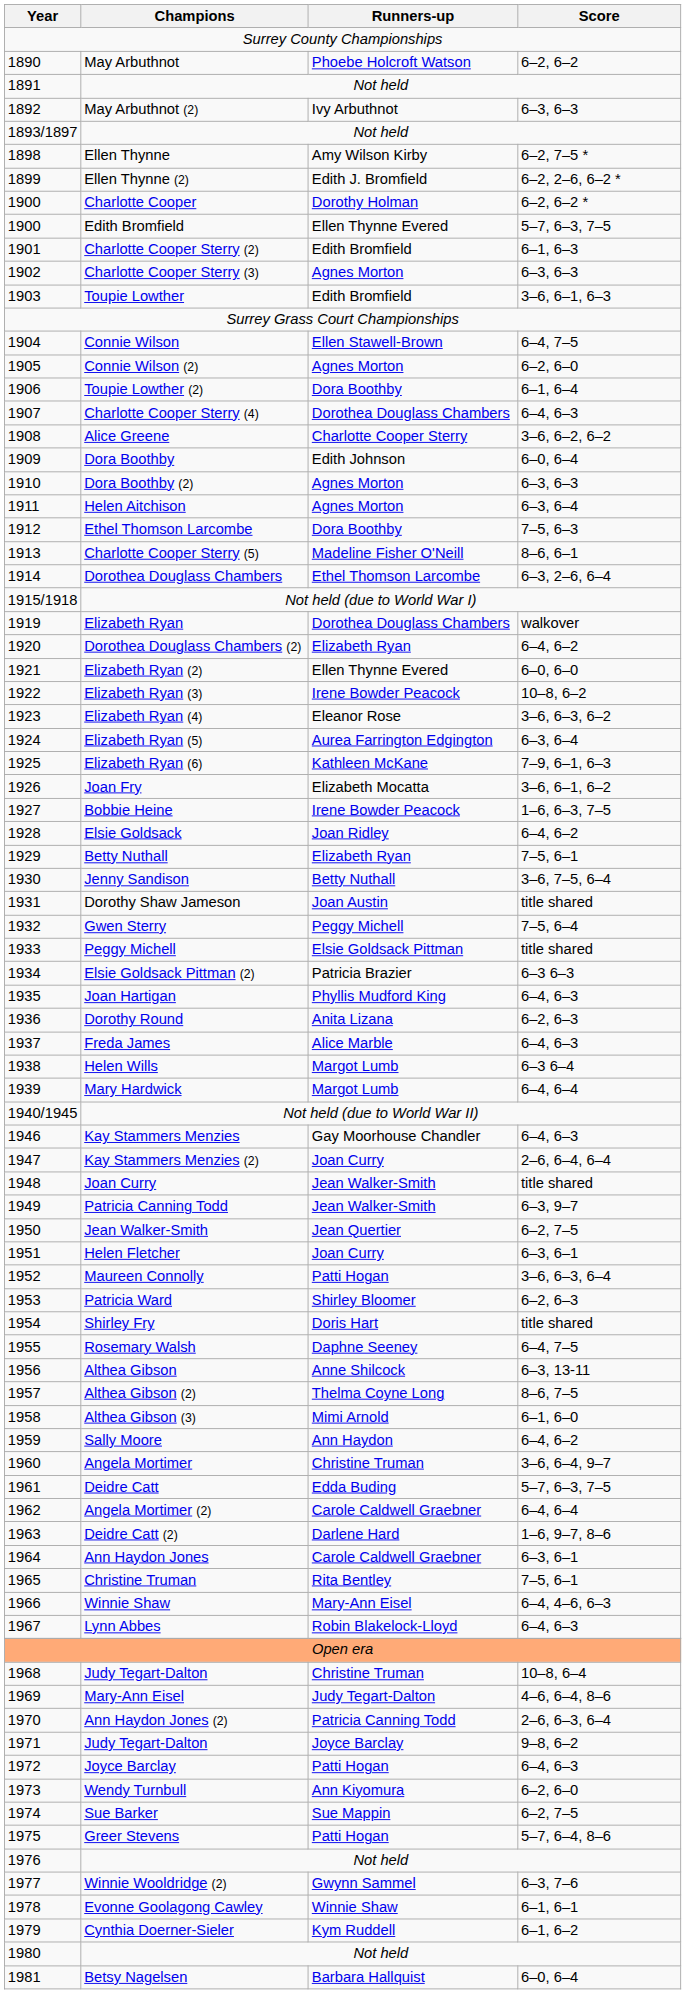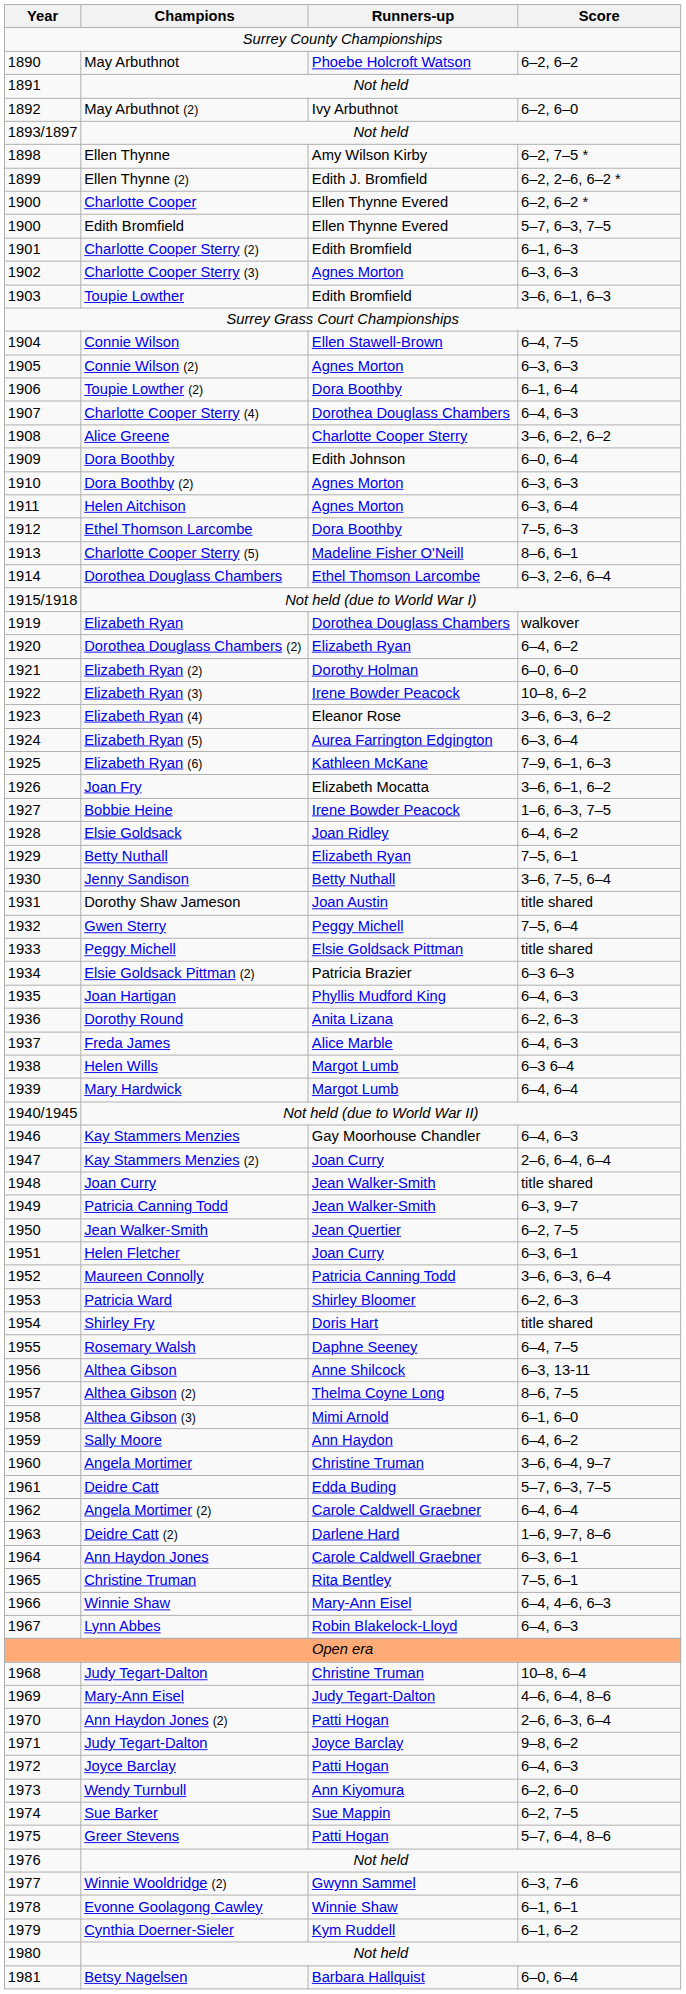(550, 109) 6–3, 6–3 -> (550, 109) 6–2, 6–0
(365, 202) Dorothy Holman -> (380, 202) Ellen Thynne Evered
(550, 366) 6–2, 6–0 -> (550, 366) 6–3, 6–3
(380, 669) Ellen Thynne Evered -> (365, 669) Dorothy Holman
(350, 1276) Patti Hogan -> (384, 1276) Patricia Canning Todd
(384, 1720) Patricia Canning Todd -> (350, 1720) Patti Hogan
